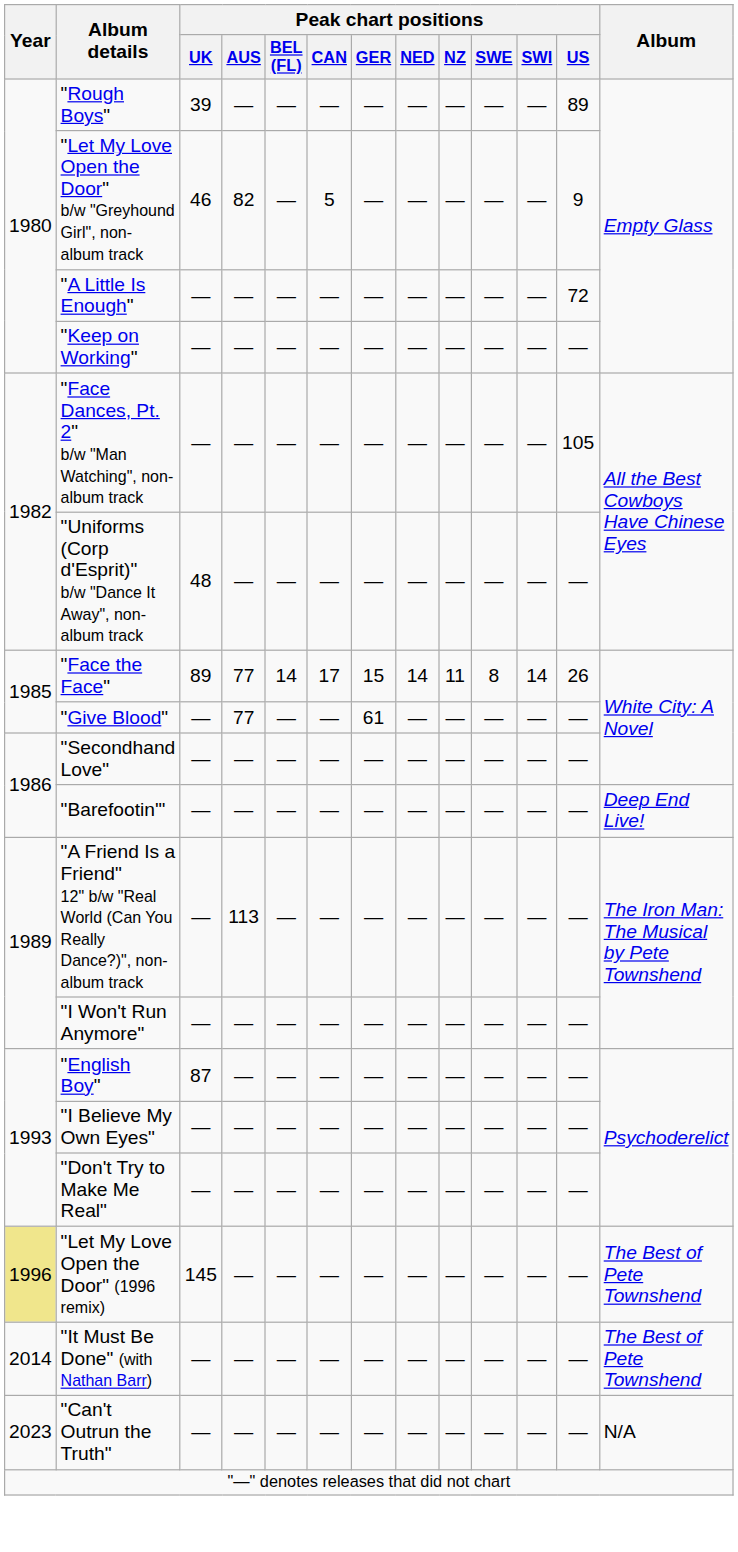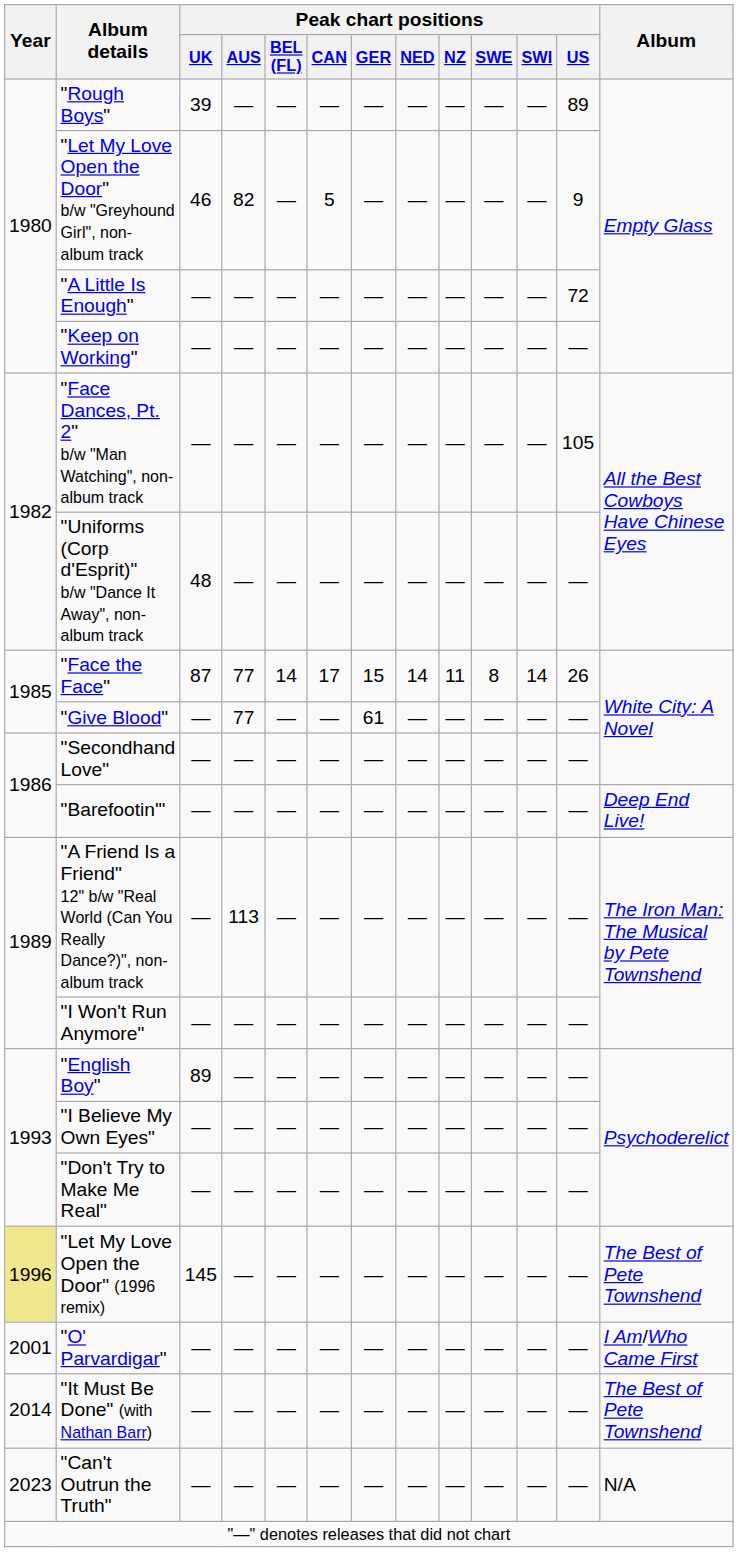(201, 676) 89 -> (201, 676) 87
(201, 1074) 87 -> (201, 1074) 89
+ row: (114, 1347)
